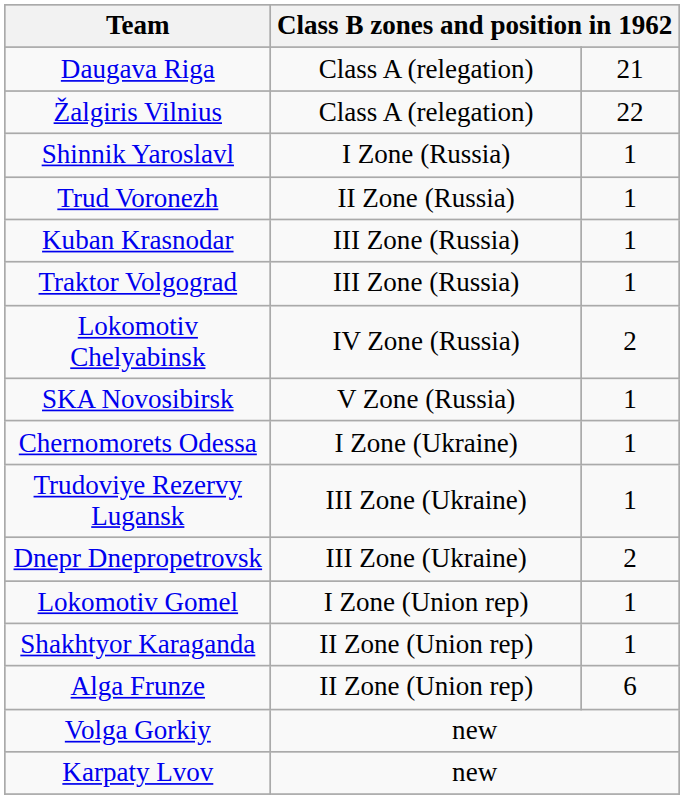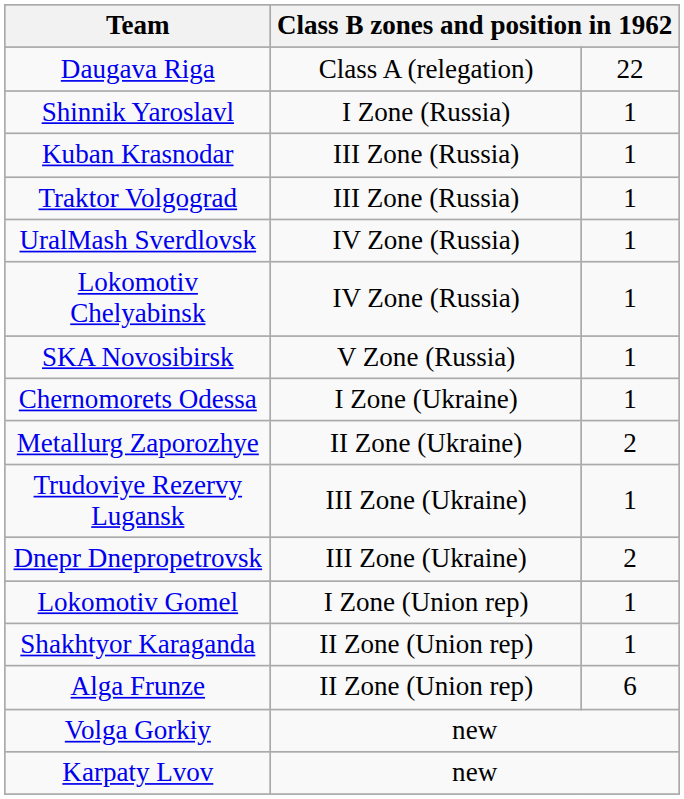(630, 68) 21 -> (630, 68) 22
- row: (138, 111)
- row: (138, 197)
+ row: (138, 240)
(630, 341) 2 -> (630, 298) 1
+ row: (138, 442)
